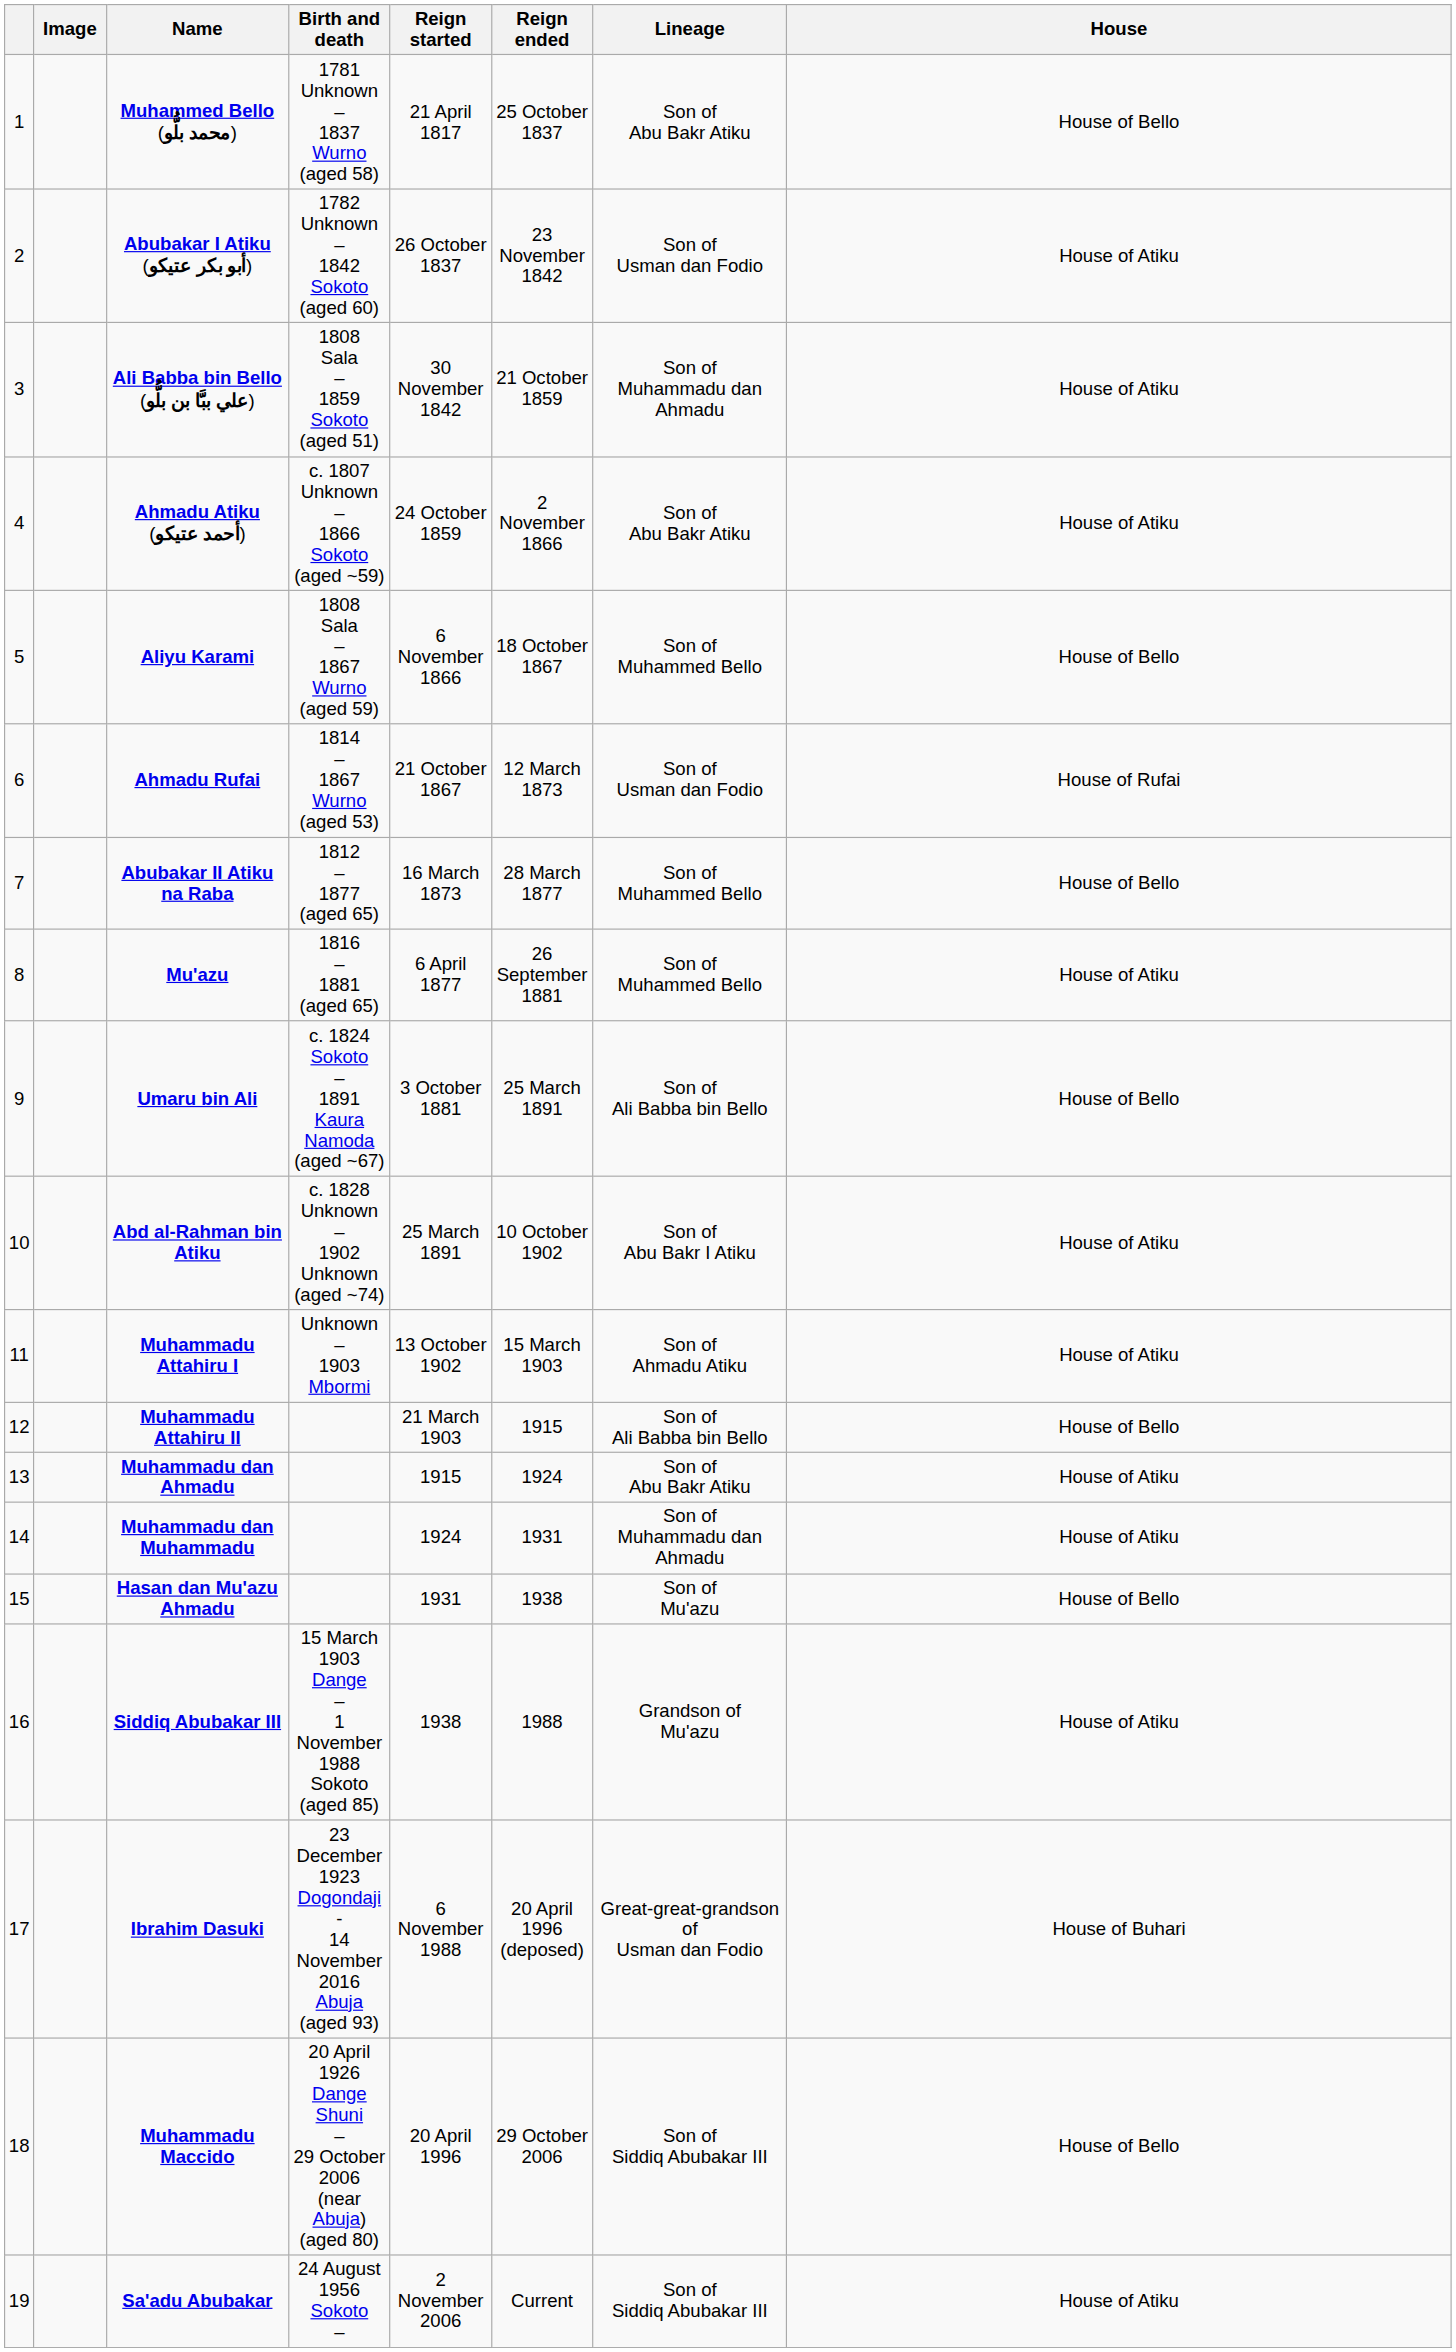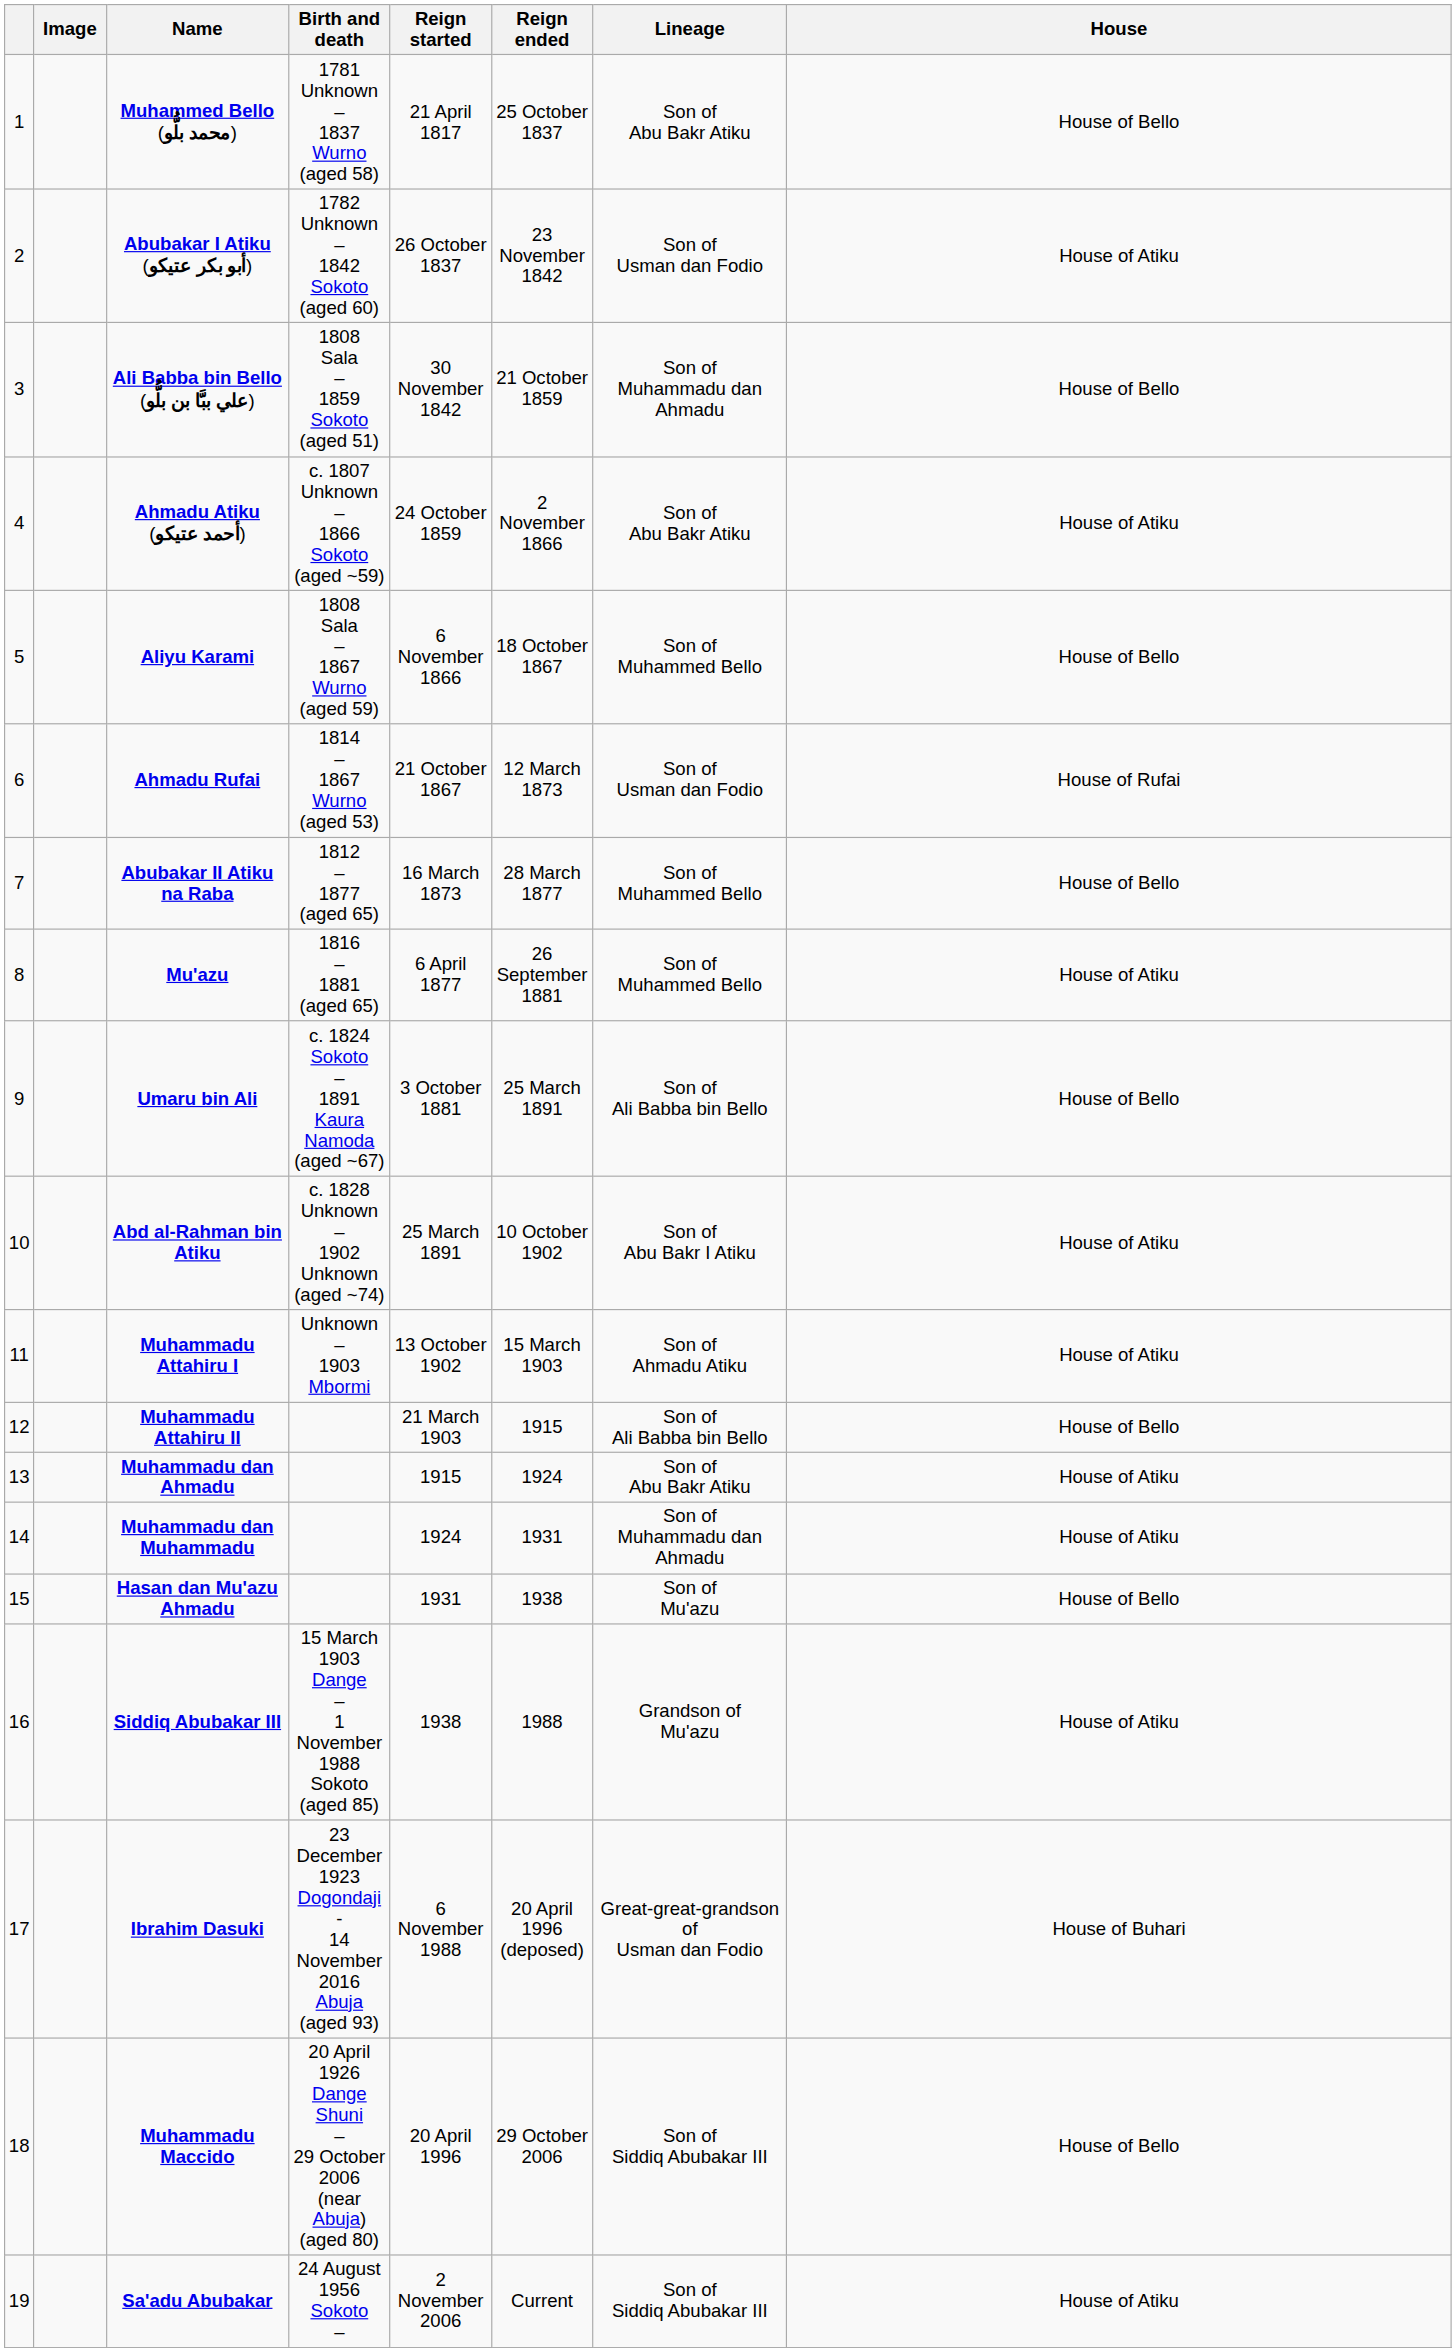(1119, 389) House of Atiku -> (1119, 389) House of Bello
